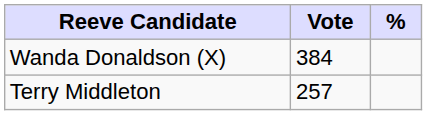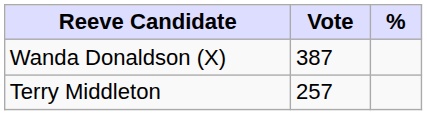(314, 57) 384 -> (314, 57) 387
